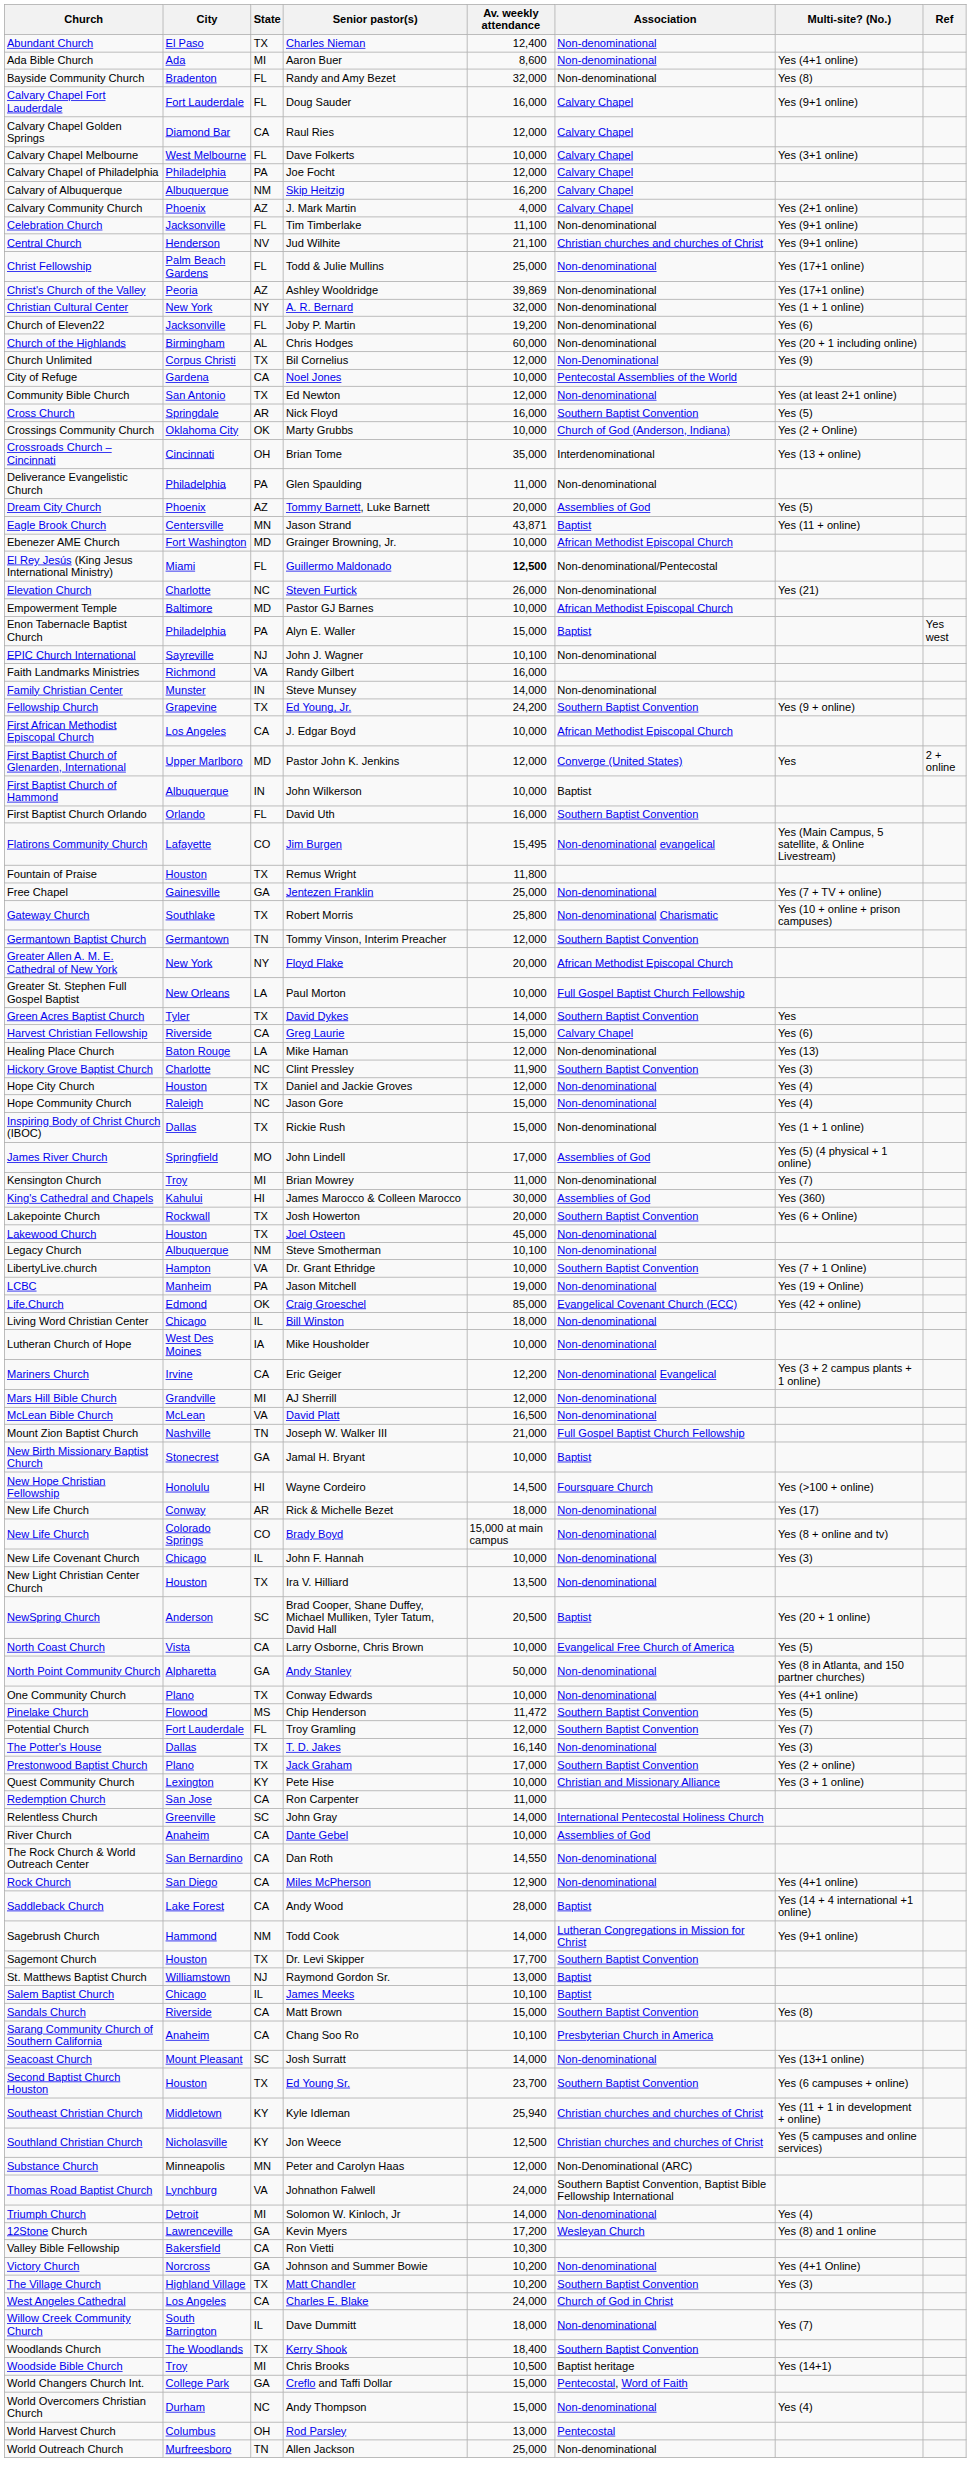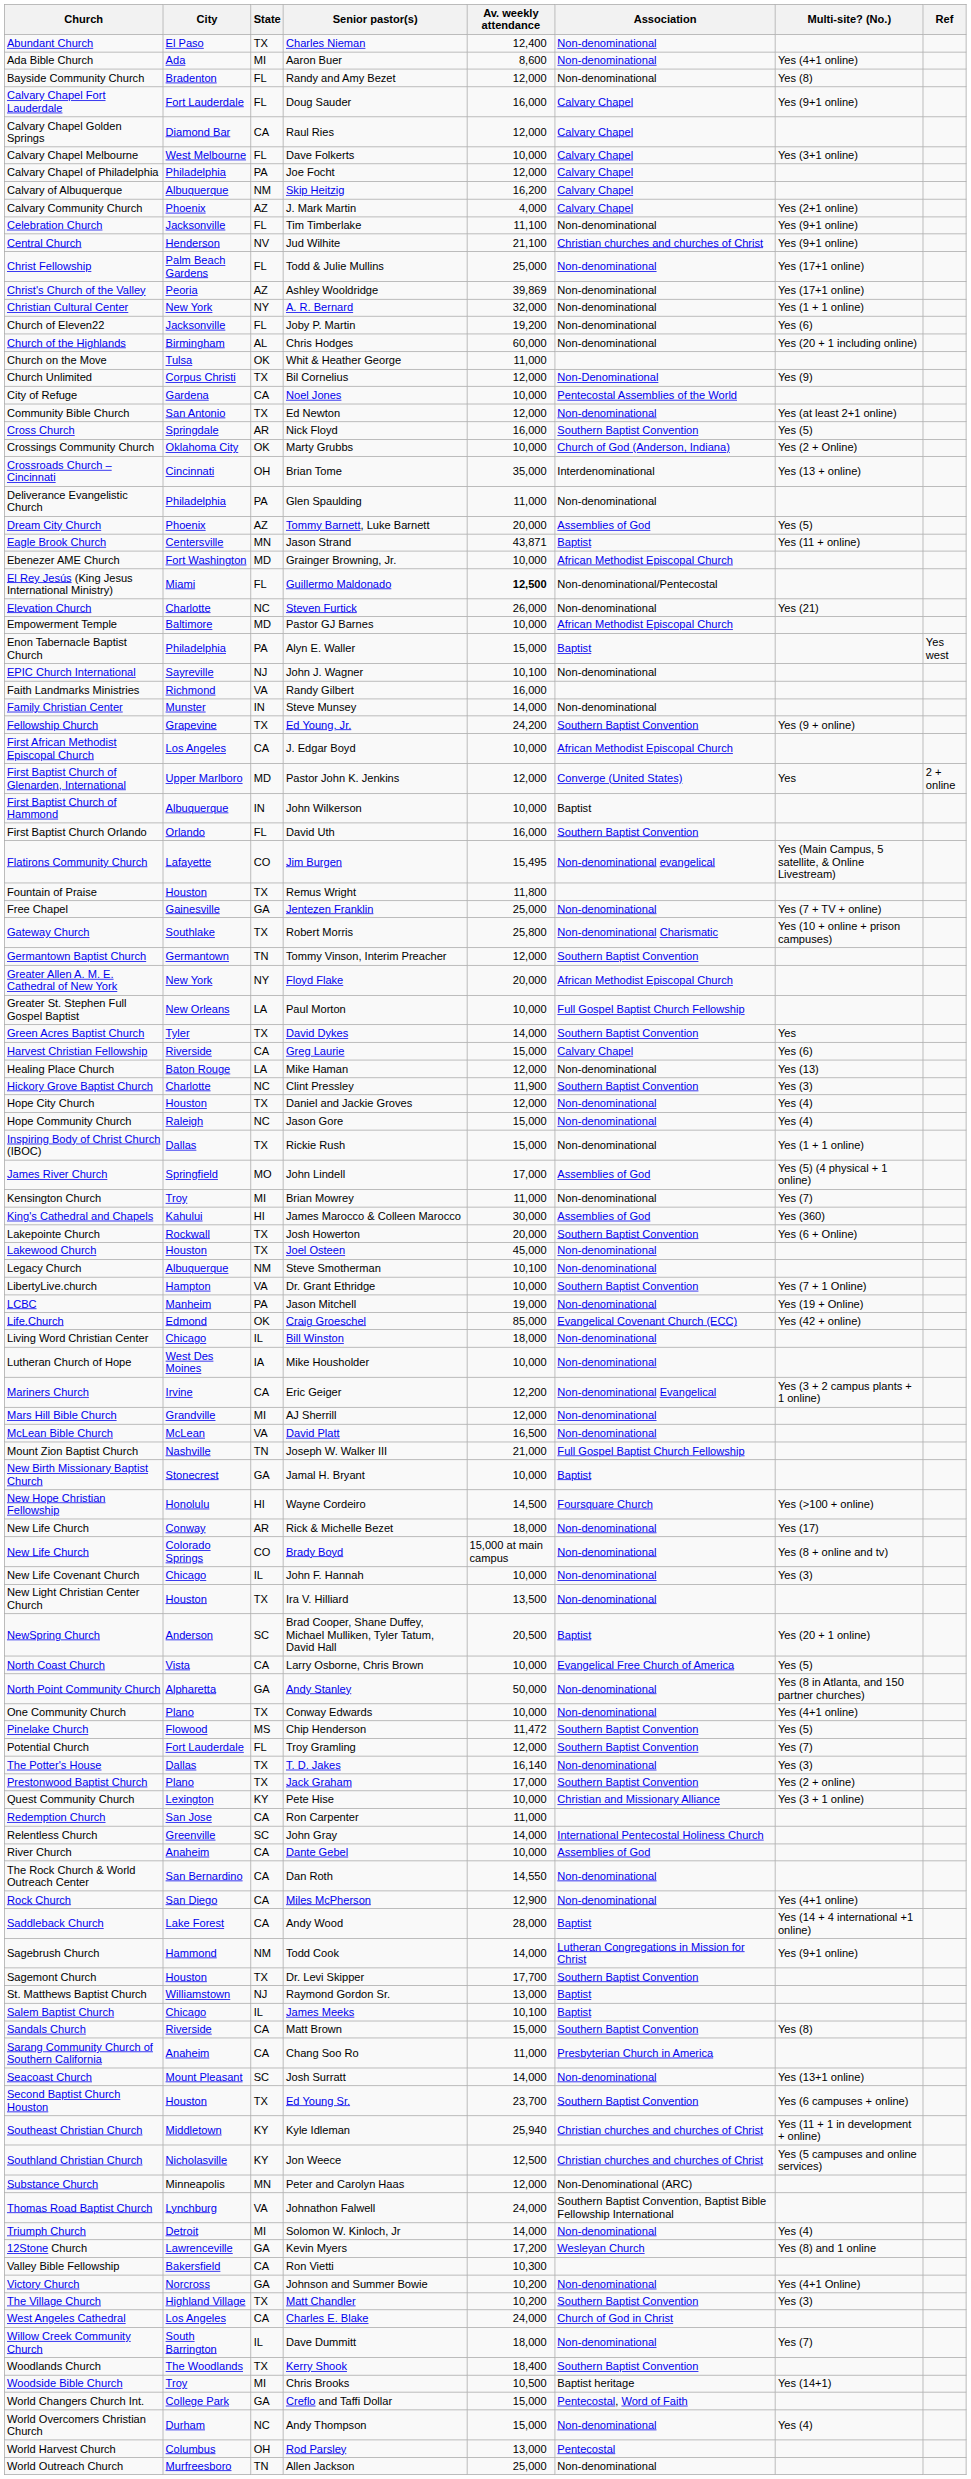(530, 78) 32,000 -> (530, 78) 12,000
+ row: (344, 361)
(530, 2036) 10,100 -> (530, 2053) 11,000
